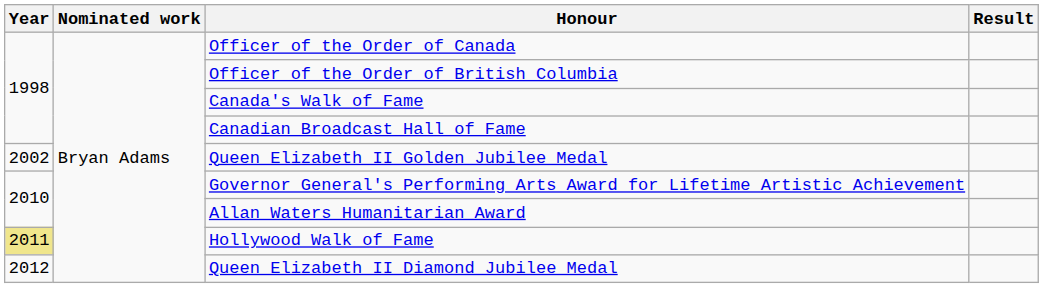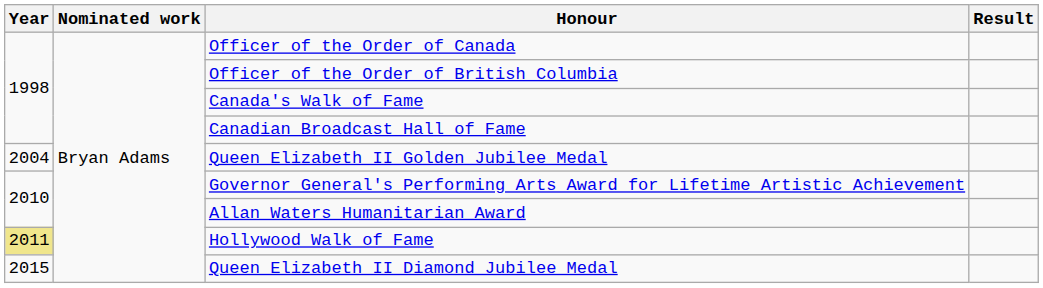(29, 157) 2002 -> (29, 157) 2004
(29, 268) 2012 -> (29, 268) 2015
